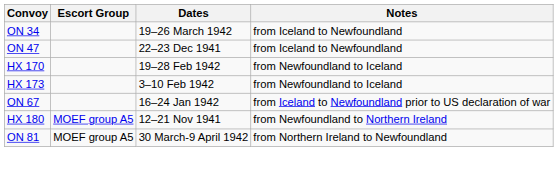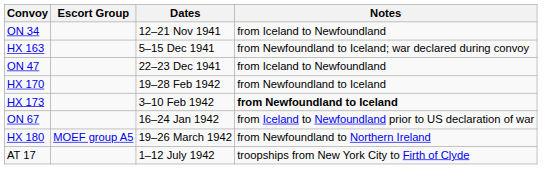(185, 31) 19–26 March 1942 -> (180, 31) 12–21 Nov 1941
+ row: (26, 48)
(328, 84) normal -> (317, 102) bold
(180, 119) 12–21 Nov 1941 -> (185, 137) 19–26 March 1942
- row: (23, 137)
+ row: (21, 155)
